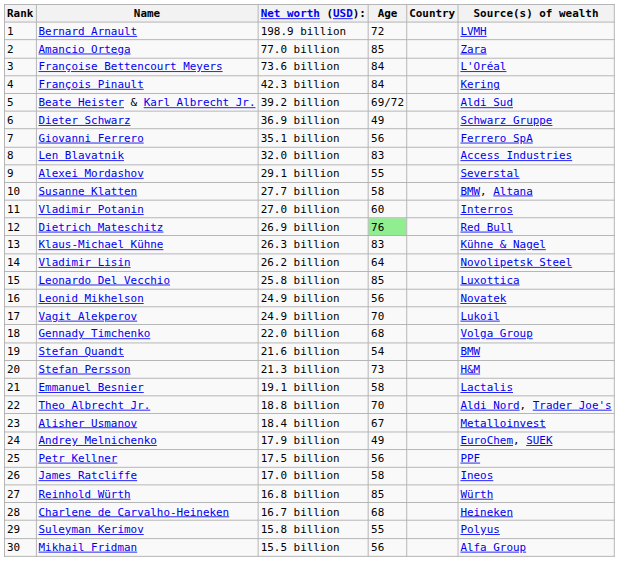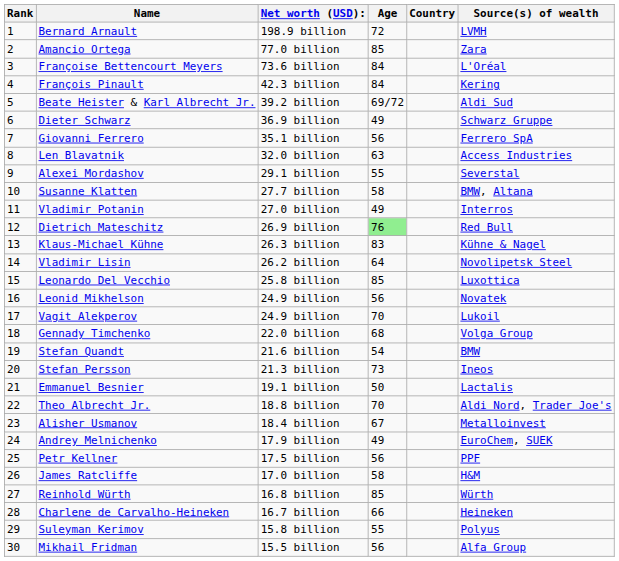(378, 156) 83 -> (378, 156) 63
(378, 209) 60 -> (378, 209) 49
(470, 369) H&M -> (477, 369) Ineos
(378, 387) 58 -> (378, 387) 50
(477, 476) Ineos -> (470, 476) H&M
(378, 512) 68 -> (378, 512) 66
